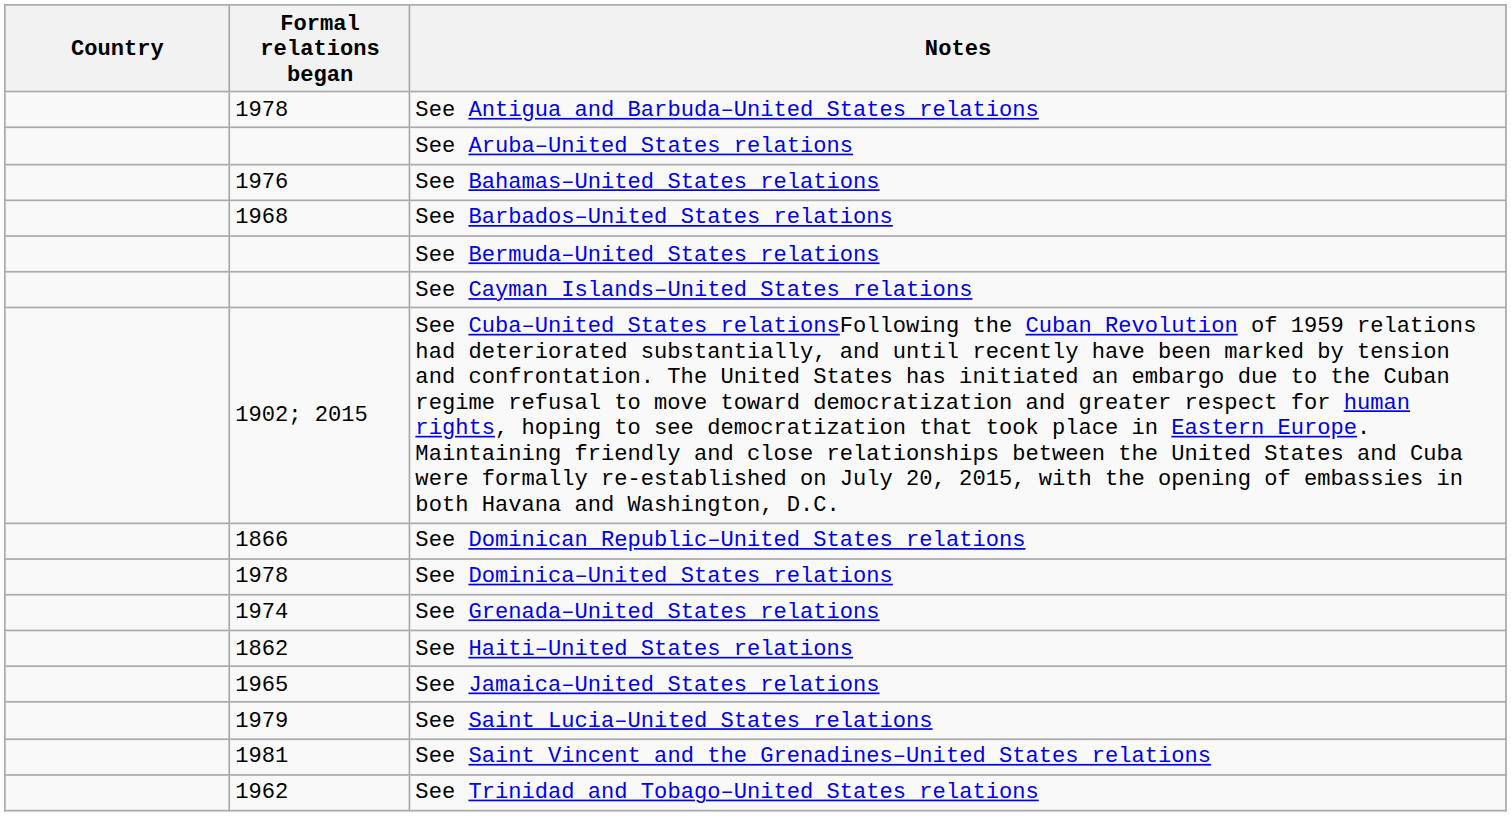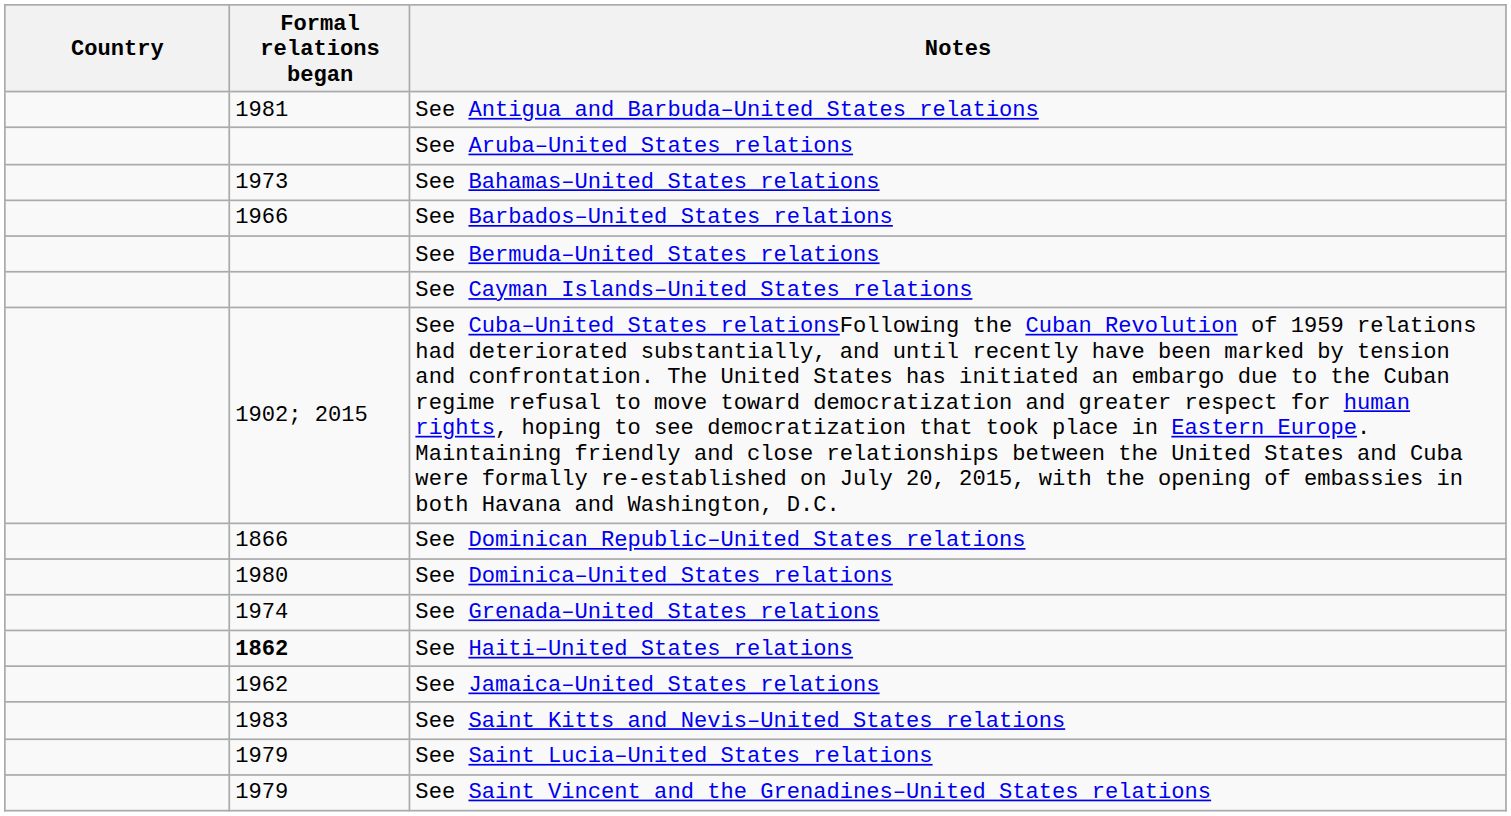(262, 110) 1978 -> (262, 110) 1981
(262, 182) 1976 -> (262, 182) 1973
(262, 218) 1968 -> (262, 218) 1966
(262, 577) 1978 -> (262, 577) 1980
(262, 649) normal -> (262, 649) bold
(262, 685) 1965 -> (262, 685) 1962
+ row: (740, 721)
(262, 757) 1981 -> (262, 793) 1979
- row: (727, 793)
